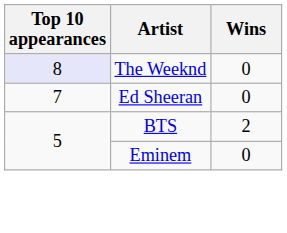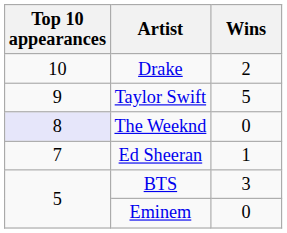+ row: (160, 68)
+ row: (160, 97)
(246, 97) 0 -> (246, 155) 1
(246, 126) 2 -> (246, 184) 3
